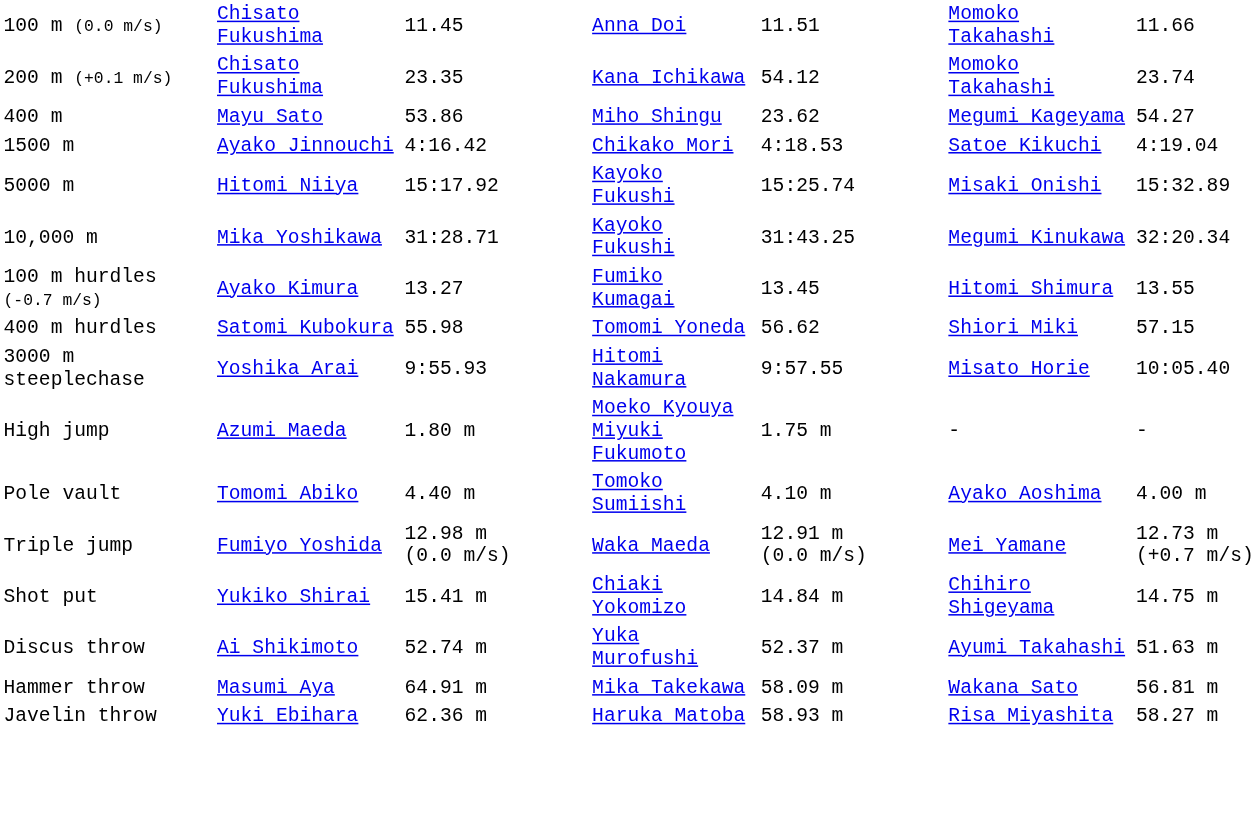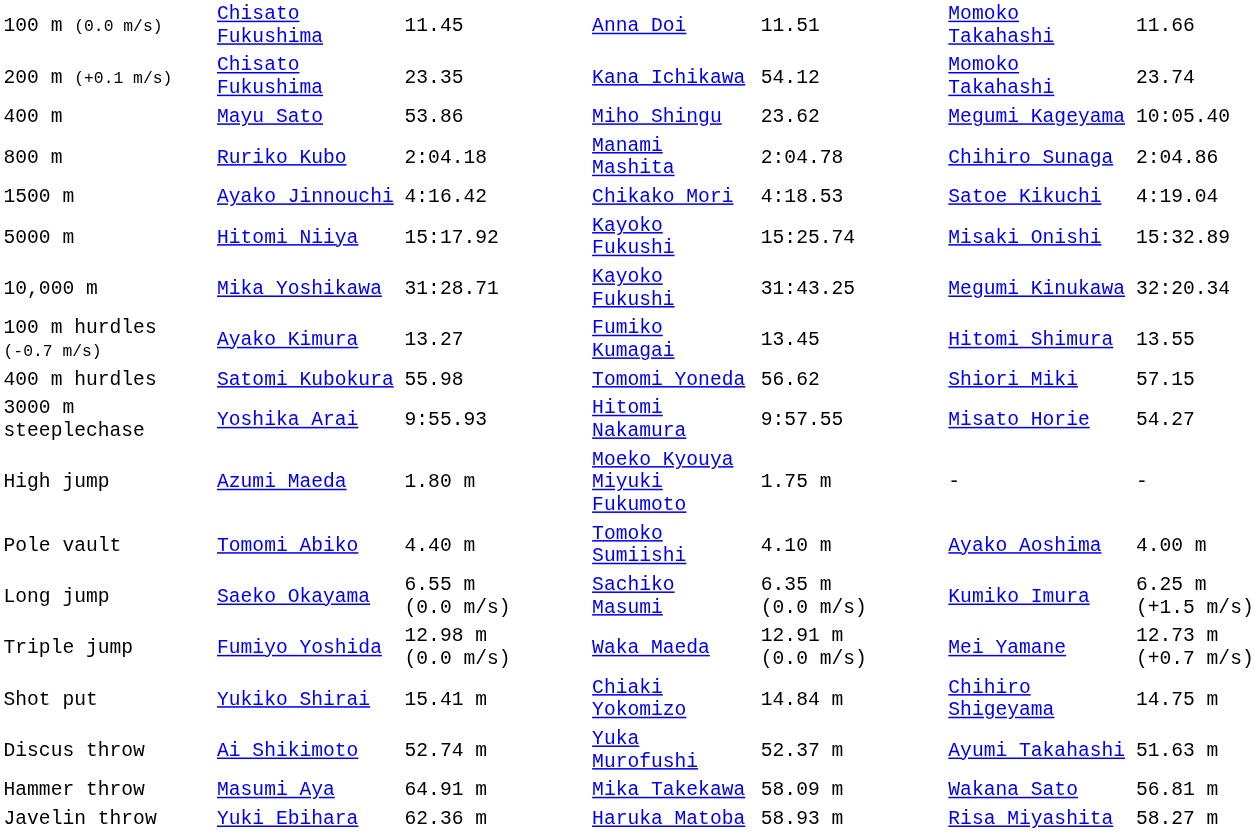(1165, 117) 54.27 -> (1183, 117) 10:05.40
+ row: (33, 157)
(1183, 368) 10:05.40 -> (1165, 419) 54.27
+ row: (57, 596)
